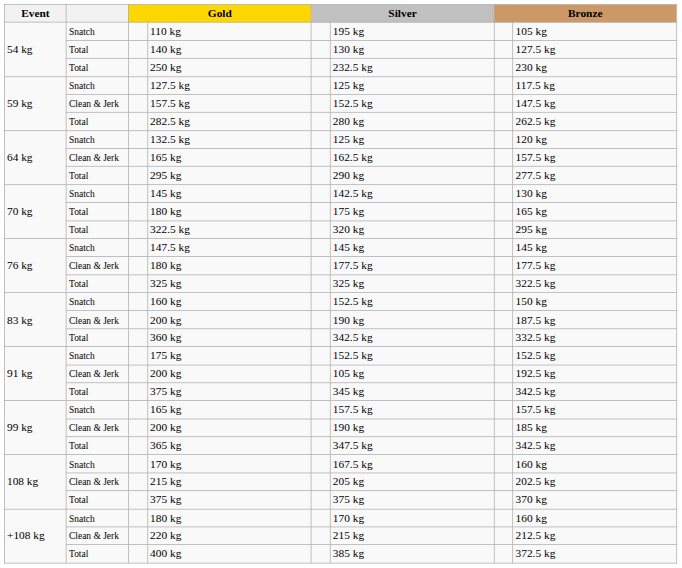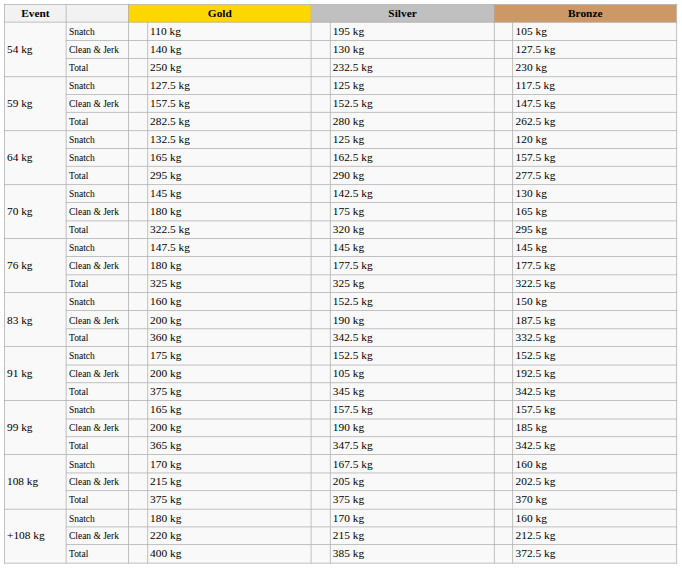(79, 50) Total -> (94, 50) Clean & Jerk
(94, 158) Clean & Jerk -> (82, 158) Snatch
(79, 212) Total -> (94, 212) Clean & Jerk
